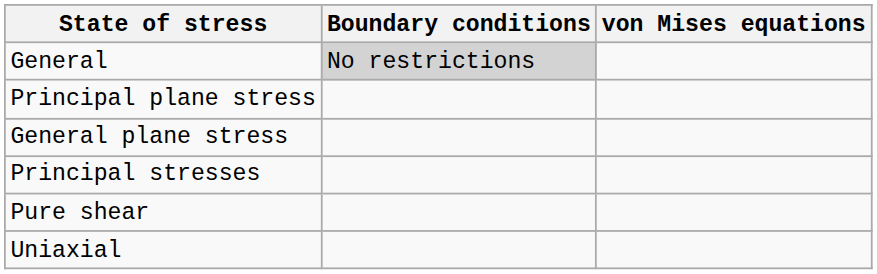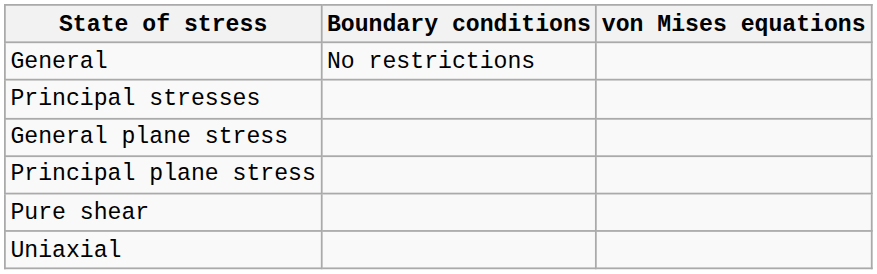(431, 61) lightgrey background -> (431, 61) no background
rows swapped: (135, 175) <-> (163, 99)
